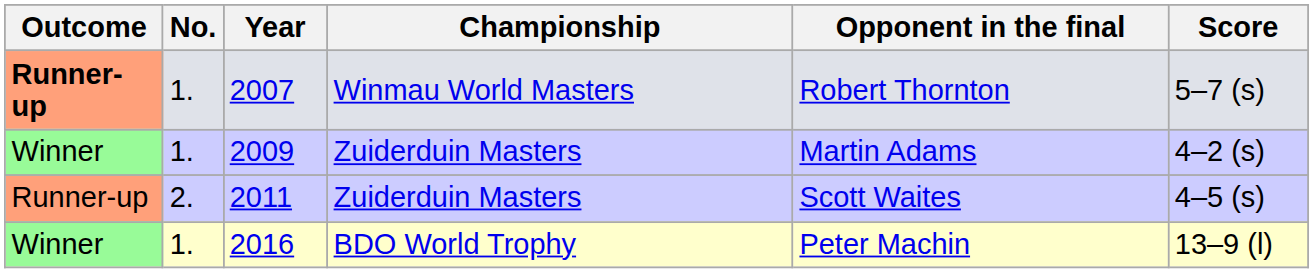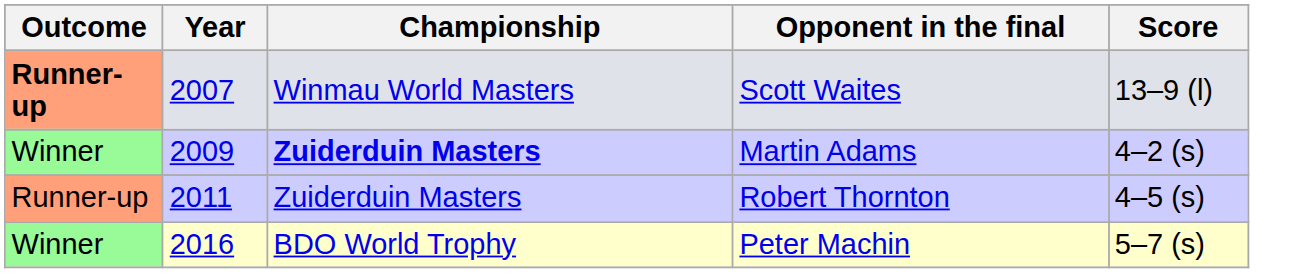- column: (193, 27)
(905, 89) Robert Thornton -> (820, 89) Scott Waites
(1220, 89) 5–7 (s) -> (1164, 89) 13–9 (l)
(458, 151) normal -> (407, 151) bold
(880, 197) Scott Waites -> (845, 197) Robert Thornton
(1224, 243) 13–9 (l) -> (1160, 243) 5–7 (s)
